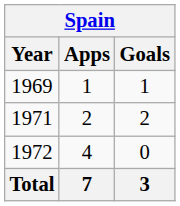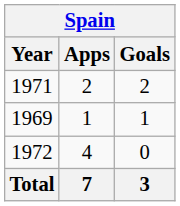rows swapped: (32, 86) <-> (32, 119)
